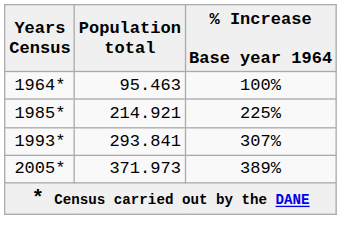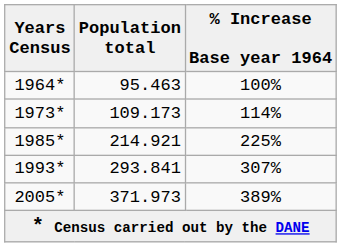+ row: (40, 113)
